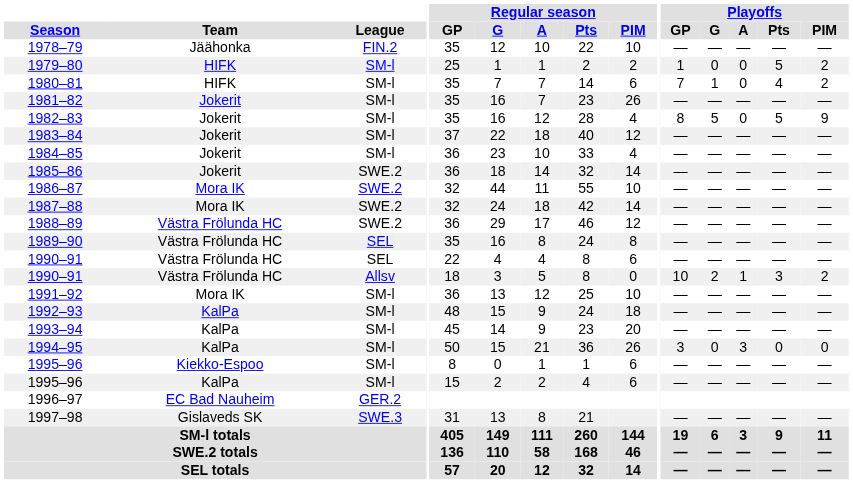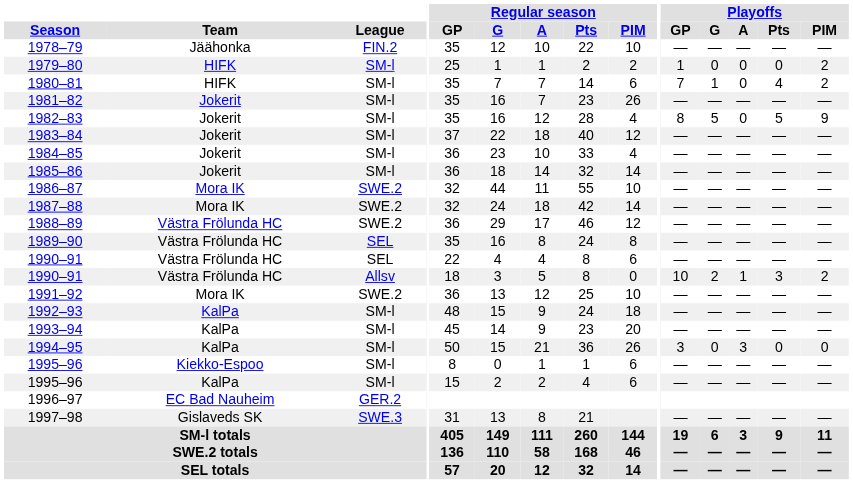(779, 65) 5 -> (779, 65) 0
(380, 171) SWE.2 -> (380, 171) SM-l
(380, 294) SM-l -> (380, 294) SWE.2
